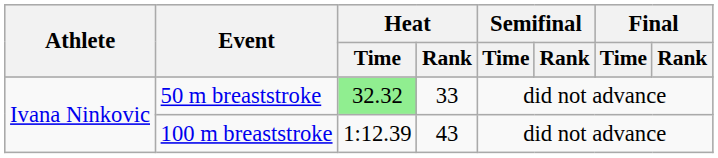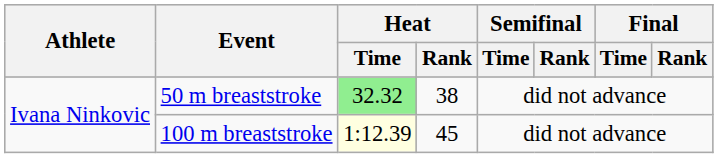(447, 96) 33 -> (447, 96) 38
(377, 133) no background -> (377, 133) lightyellow background
(447, 133) 43 -> (447, 133) 45
